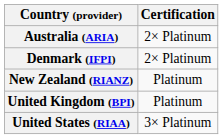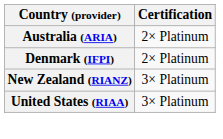(178, 79) Platinum -> (175, 79) 3× Platinum
- row: (71, 101)
